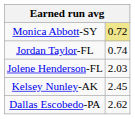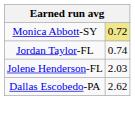- row: (55, 87)
